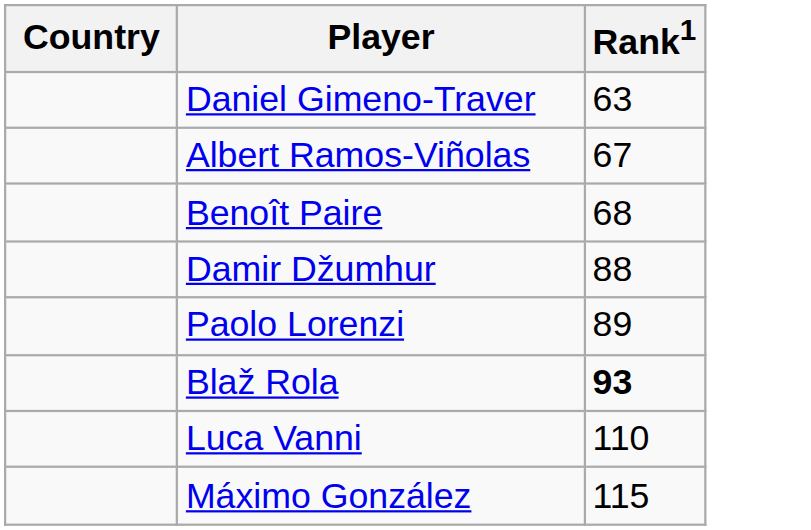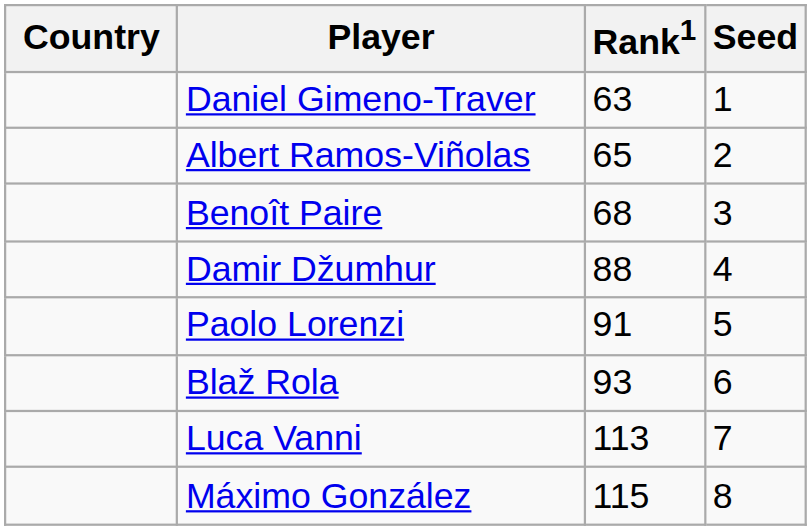+ column: (755, 37)
(612, 155) 67 -> (612, 155) 65
(612, 325) 89 -> (612, 325) 91
(612, 381) bold -> (612, 381) normal
(621, 438) 110 -> (621, 438) 113
